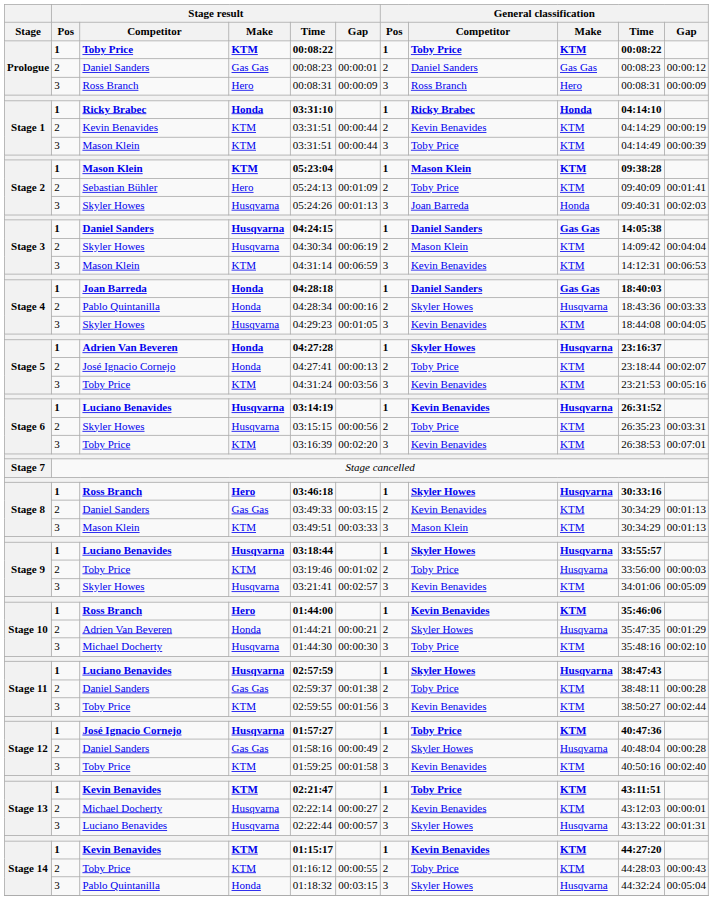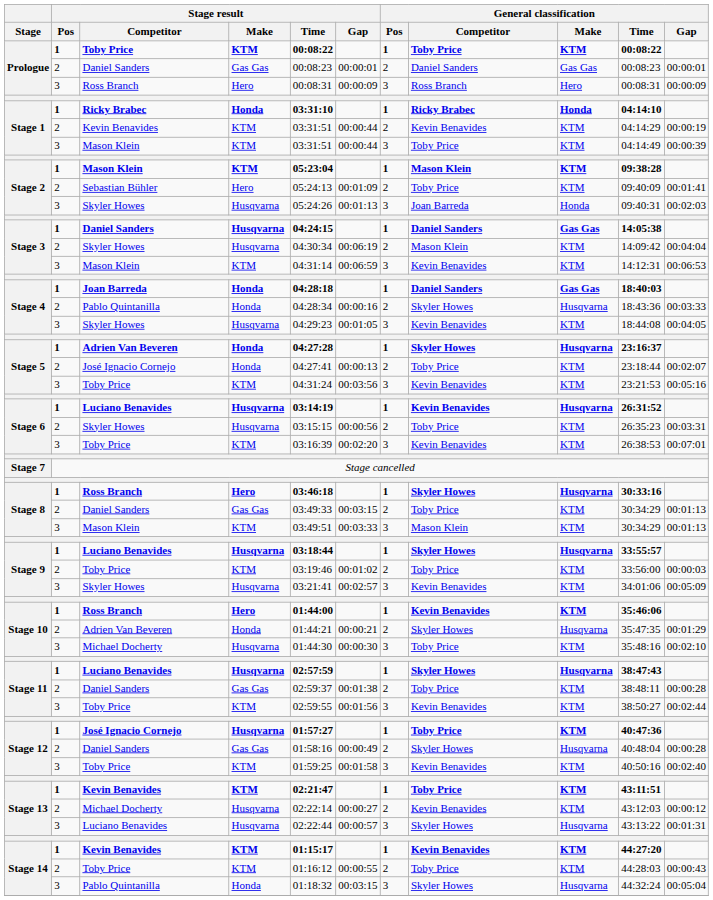(686, 67) 00:00:12 -> (686, 67) 00:00:01
(449, 509) Kevin Benavides -> (435, 509) Toby Price
(584, 568) Husqvarna -> (572, 568) KTM
(686, 807) 00:00:01 -> (686, 807) 00:00:12
